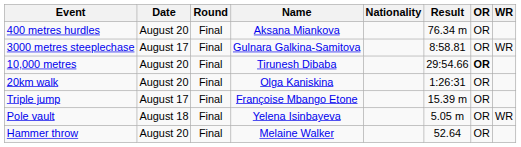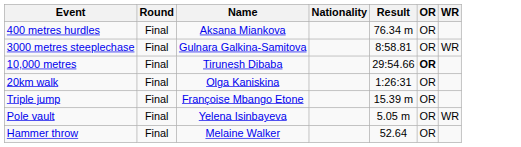- column: (164, 13)
